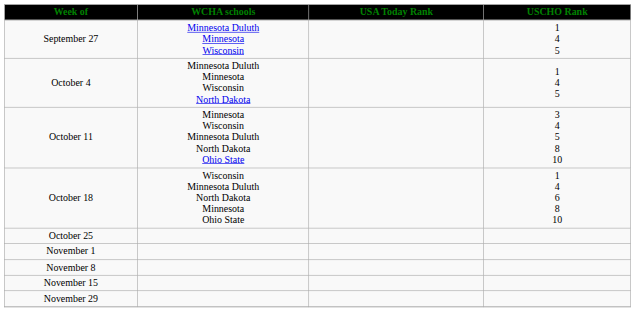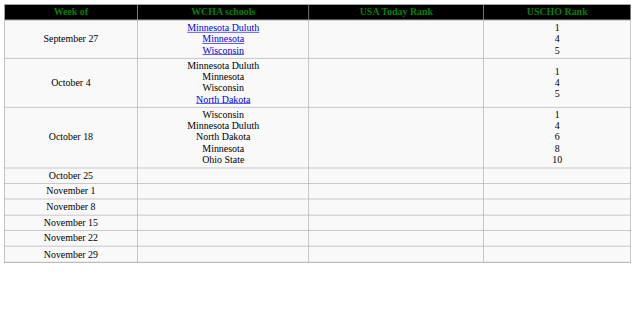- row: (71, 137)
+ row: (71, 238)
